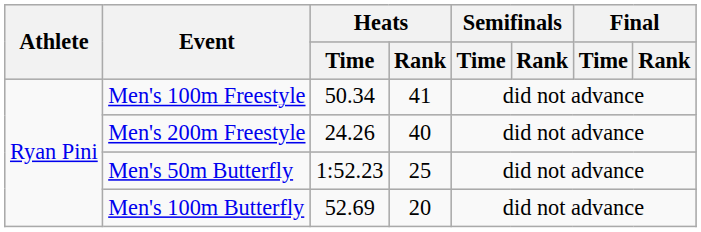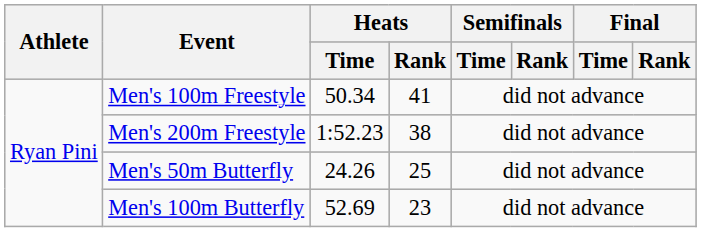(350, 133) 24.26 -> (350, 133) 1:52.23
(420, 133) 40 -> (420, 133) 38
(350, 170) 1:52.23 -> (350, 170) 24.26
(420, 207) 20 -> (420, 207) 23
